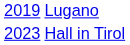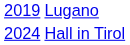(22, 33) 2023 -> (22, 33) 2024
